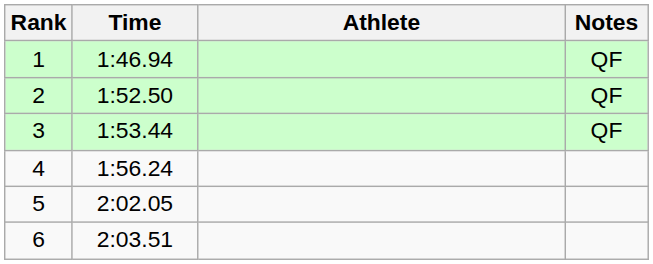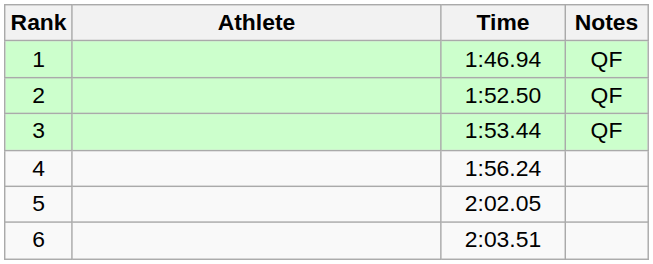columns swapped: (381, 22) <-> (135, 22)
